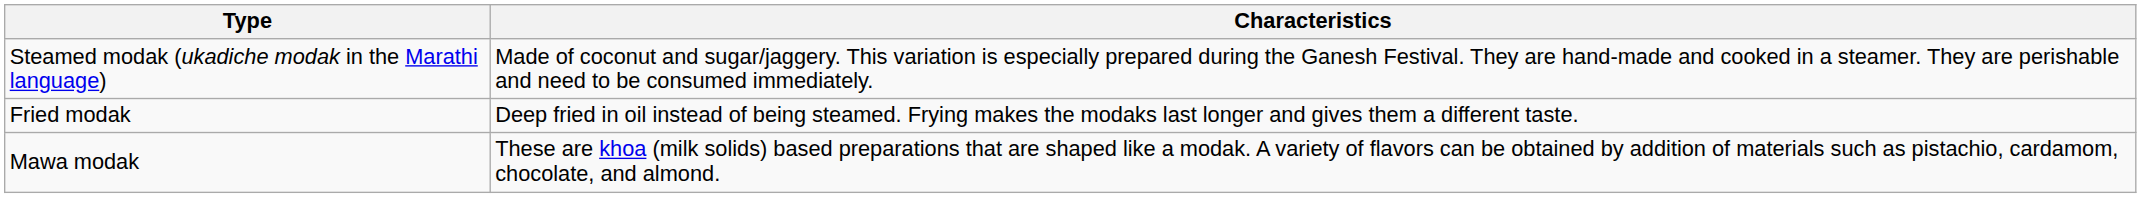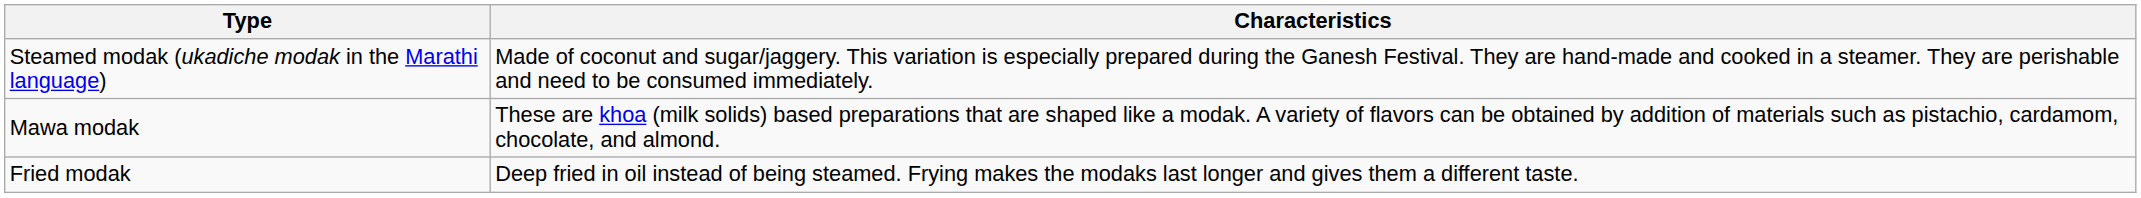rows swapped: (70, 115) <-> (74, 162)
